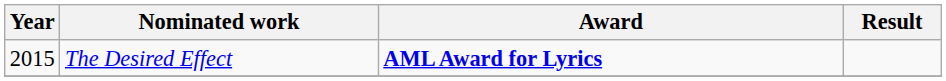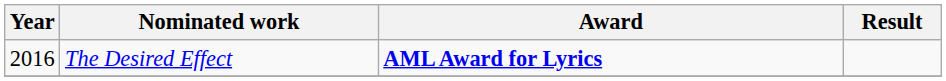(32, 57) 2015 -> (32, 57) 2016
